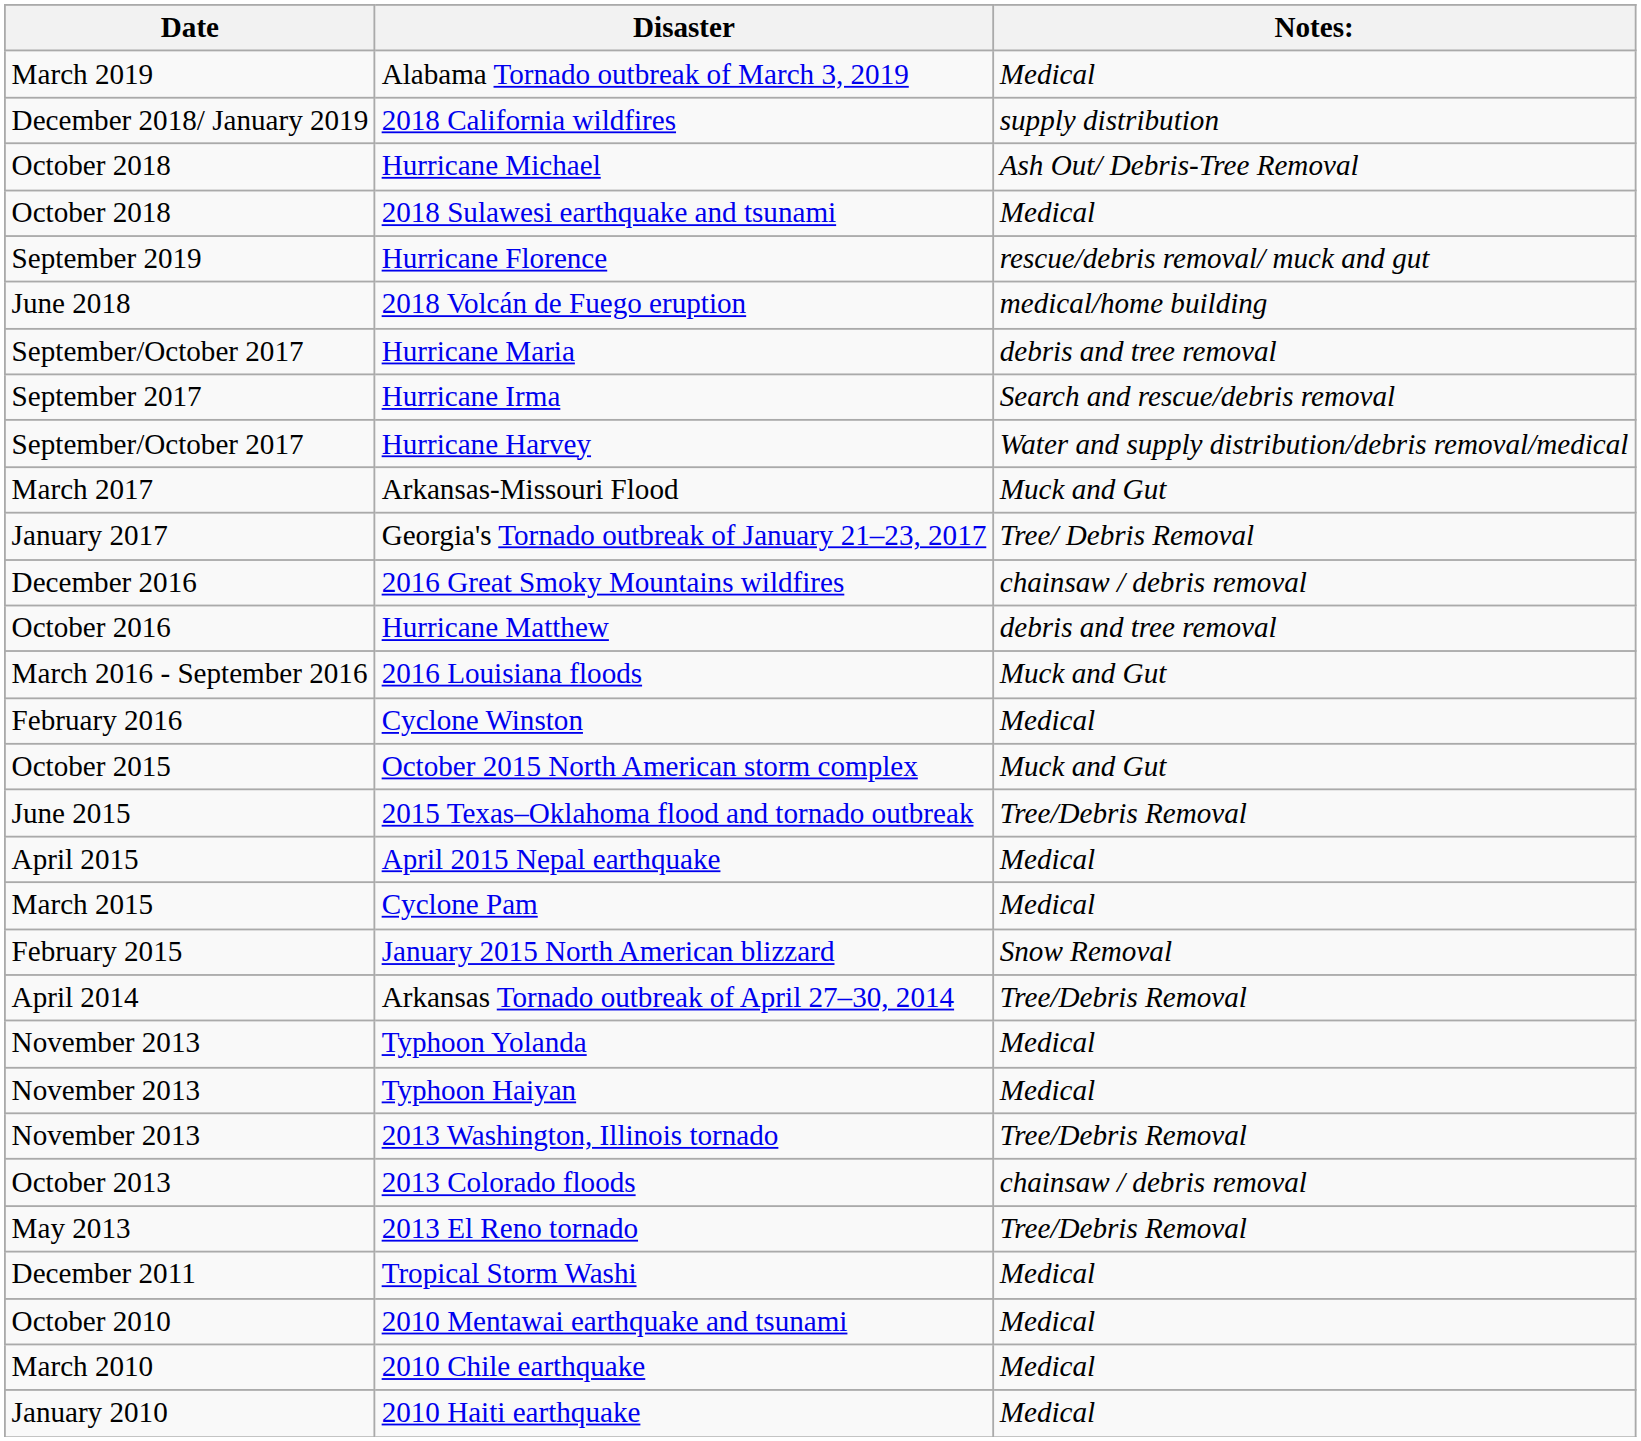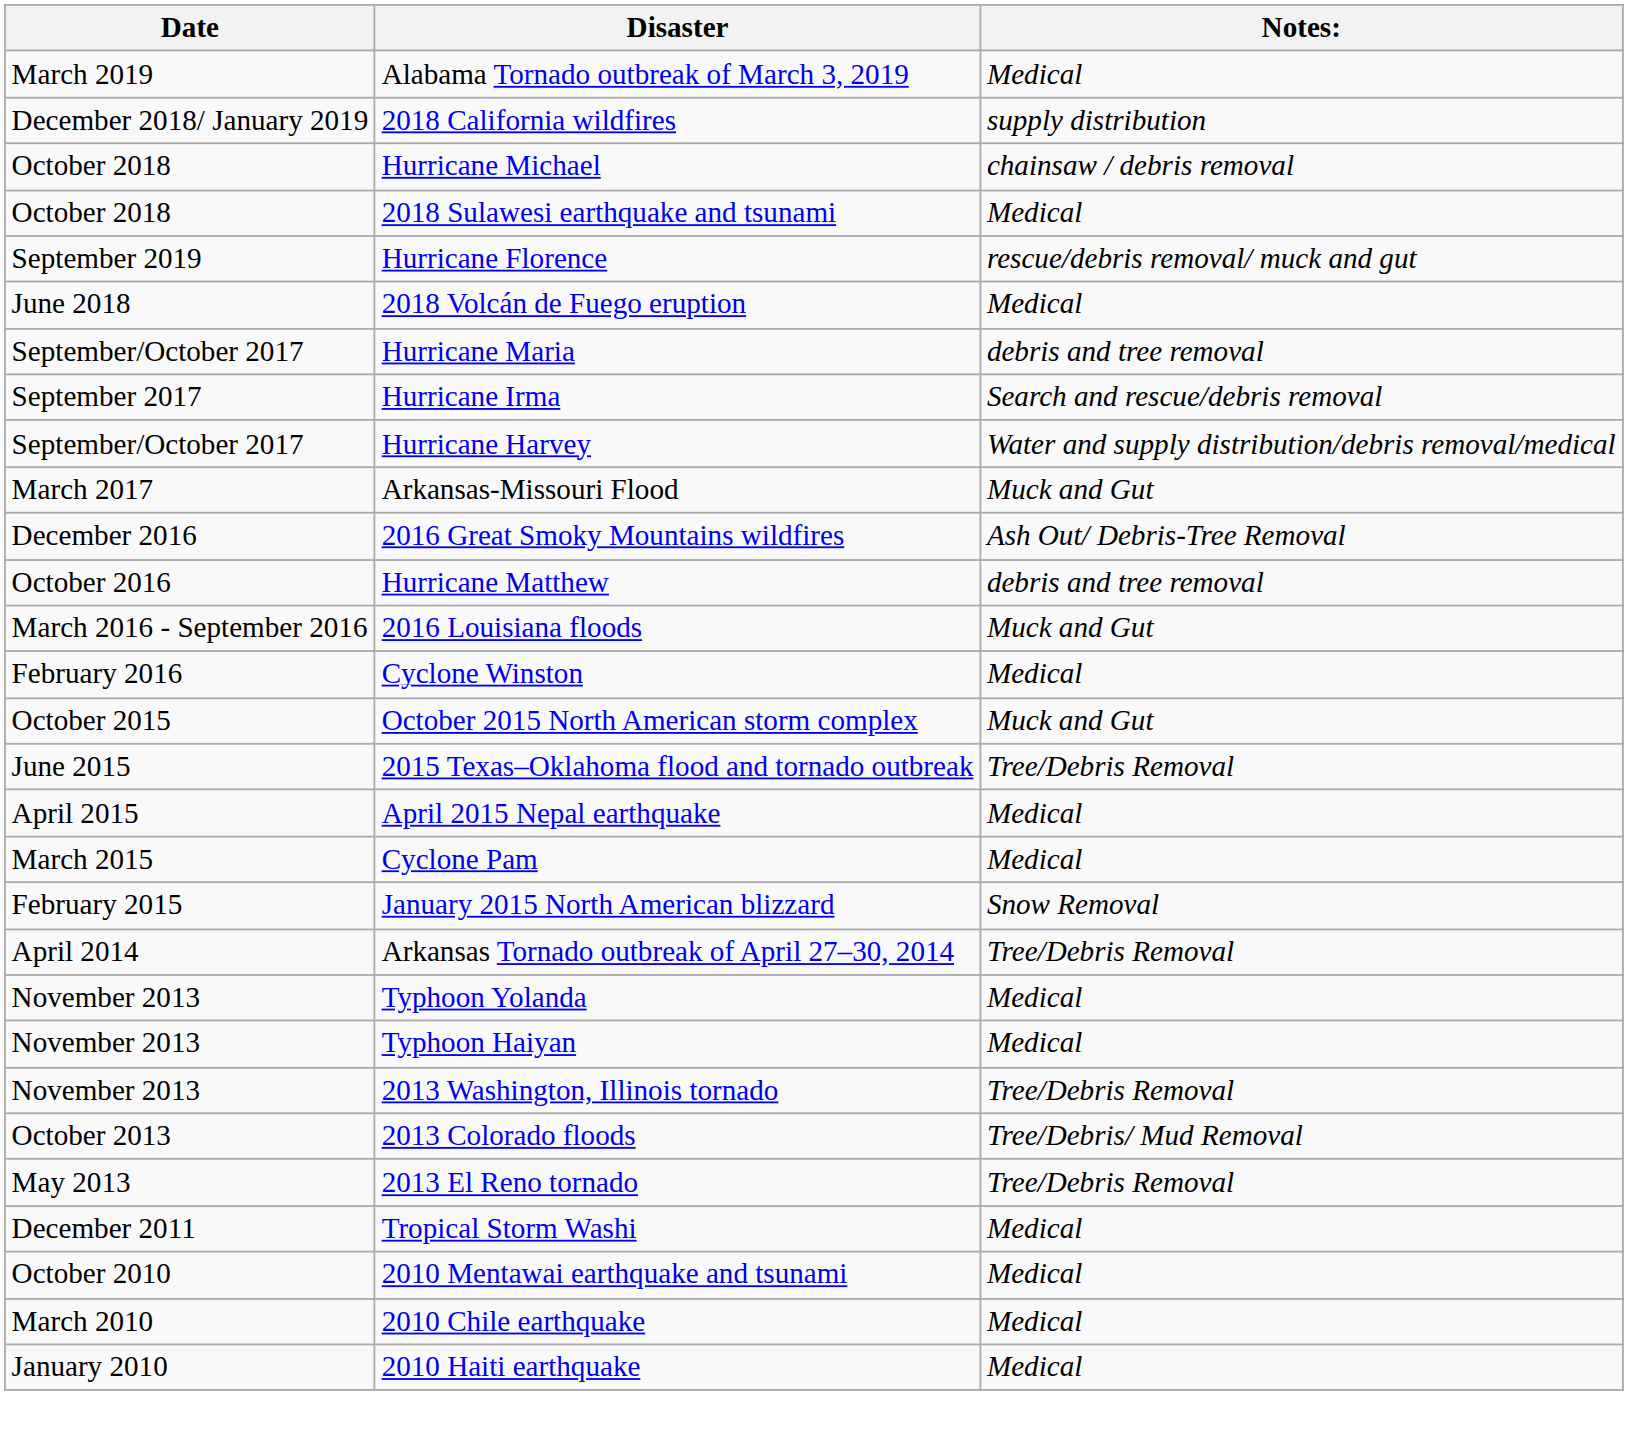(1179, 166) Ash Out/ Debris-Tree Removal -> (1140, 166) chainsaw / debris removal
(1134, 304) medical/home building -> (1035, 304) Medical
- row: (684, 535)
(1153, 581) chainsaw / debris removal -> (1166, 535) Ash Out/ Debris-Tree Removal
(1153, 1182) chainsaw / debris removal -> (1145, 1135) Tree/Debris/ Mud Removal
